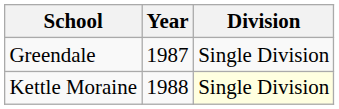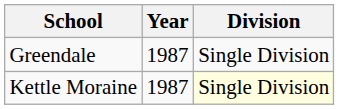(168, 87) 1988 -> (168, 87) 1987
